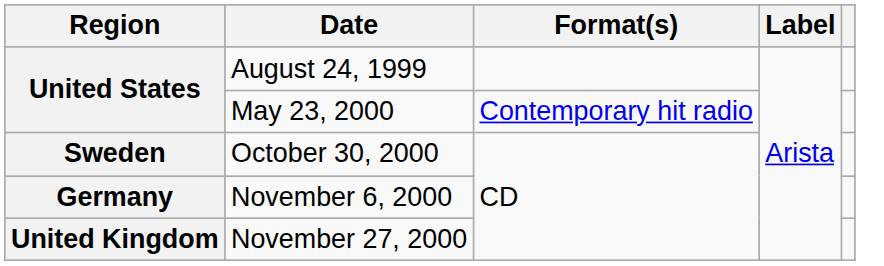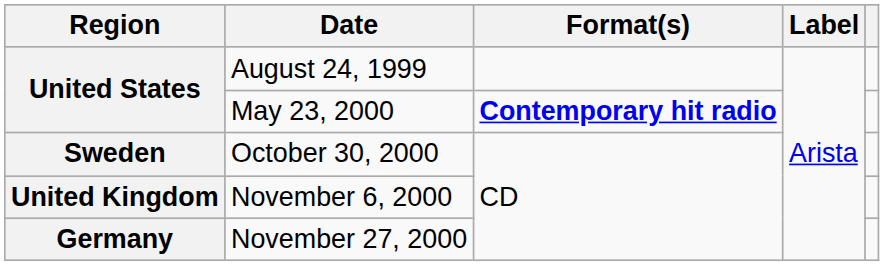(616, 111) normal -> (628, 111) bold
(115, 196) Germany -> (115, 196) United Kingdom
(115, 238) United Kingdom -> (115, 238) Germany
